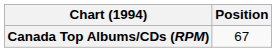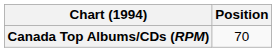(242, 36) 67 -> (242, 36) 70
